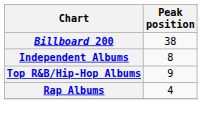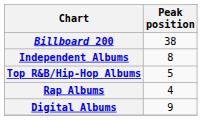(170, 74) 9 -> (170, 74) 5
+ row: (74, 107)
